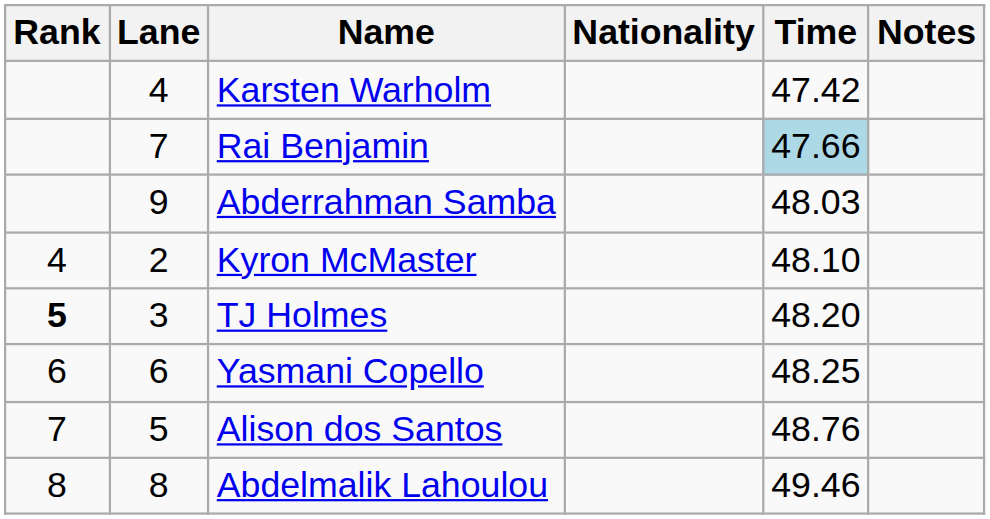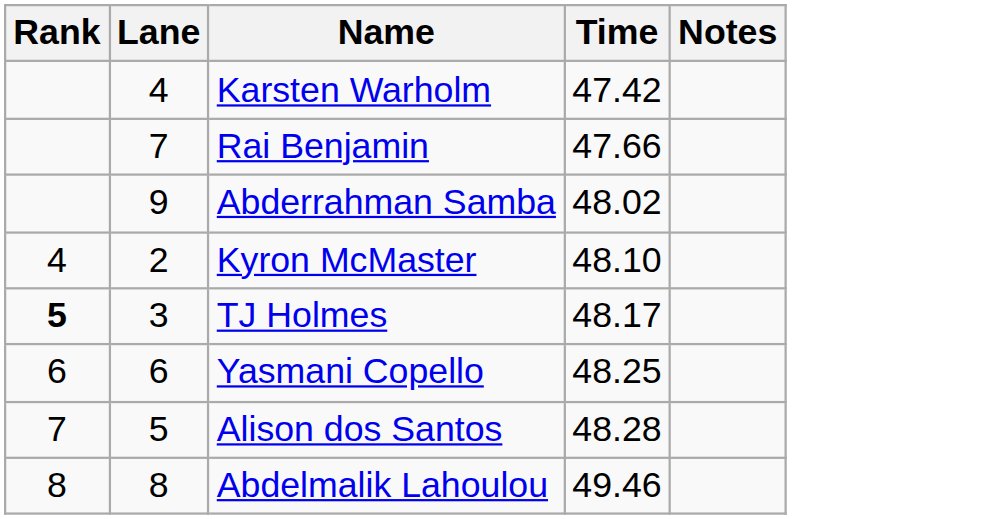- column: (664, 32)
(816, 145) lightblue background -> (617, 145) no background
(816, 202) 48.03 -> (617, 202) 48.02
(816, 315) 48.20 -> (617, 315) 48.17
(816, 428) 48.76 -> (617, 428) 48.28
